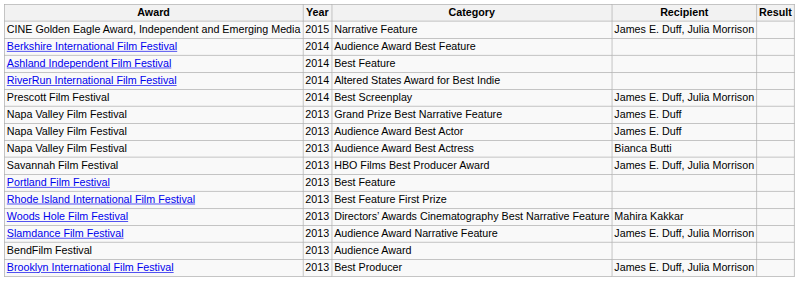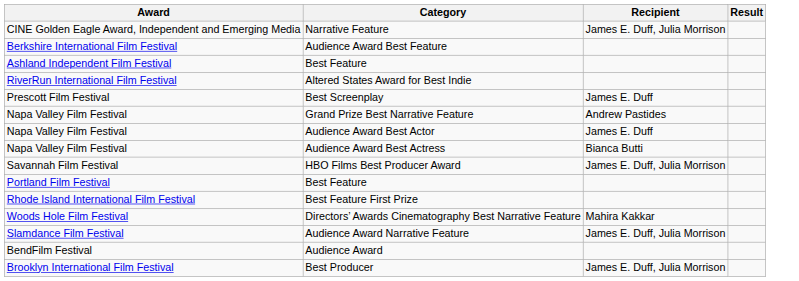- column: (317, 13)
(684, 98) James E. Duff, Julia Morrison -> (619, 98) James E. Duff
(648, 115) James E. Duff -> (626, 115) Andrew Pastides
